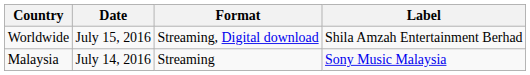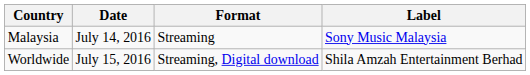rows swapped: (33, 59) <-> (38, 37)
